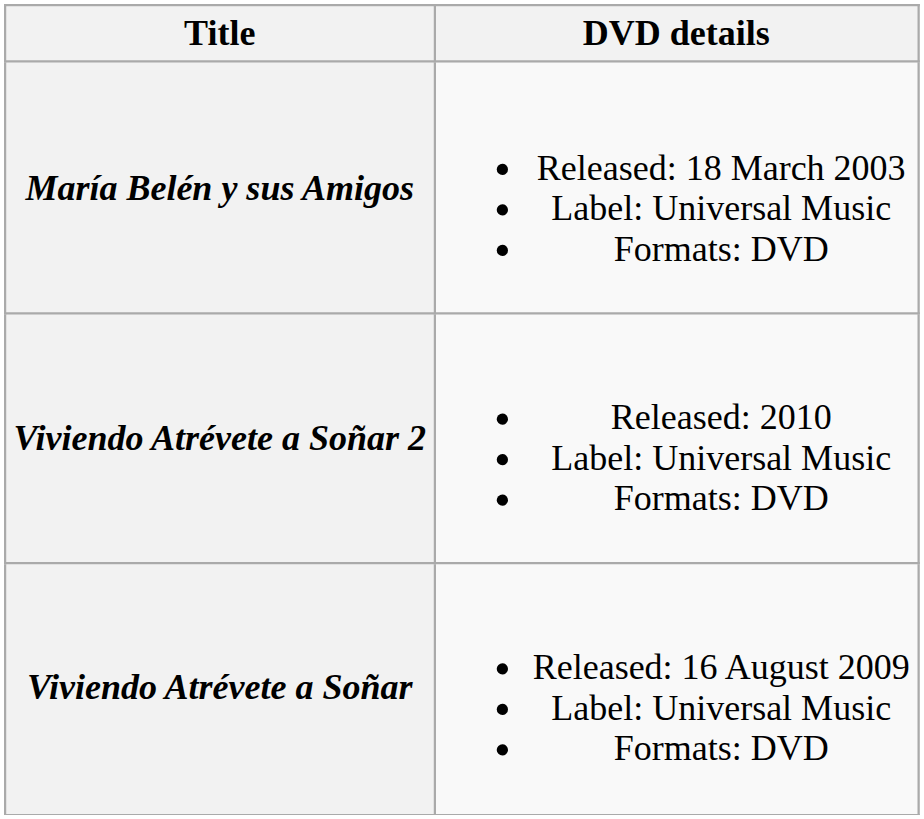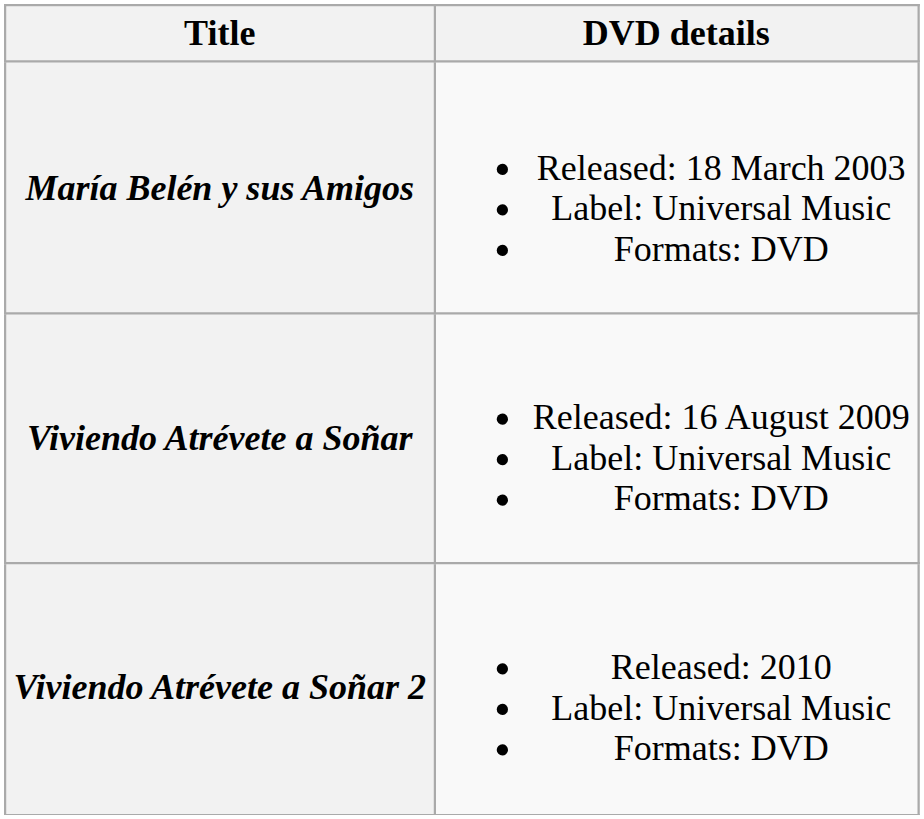rows swapped: (220, 688) <-> (220, 437)
